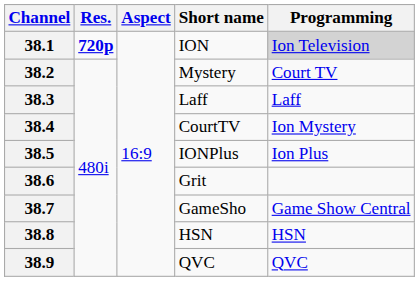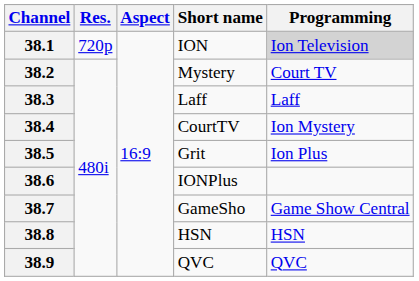(96, 45) bold -> (95, 45) normal
(209, 153) IONPlus -> (191, 153) Grit
(192, 180) Grit -> (208, 180) IONPlus
